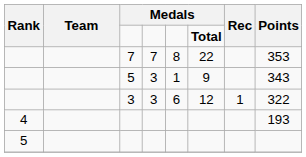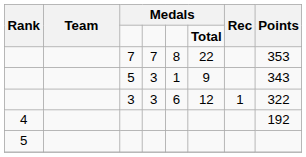(279, 120) 193 -> (279, 120) 192
